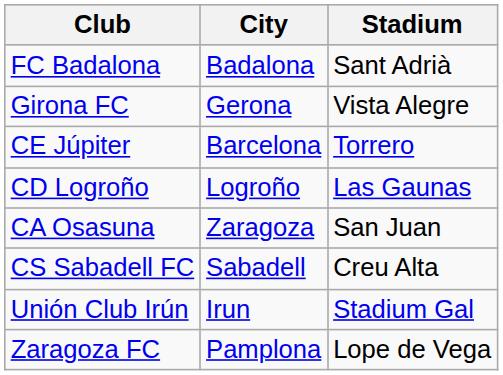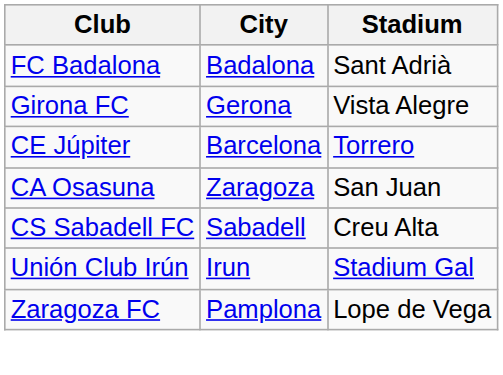- row: (80, 187)
